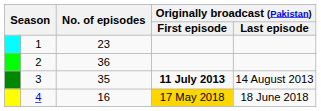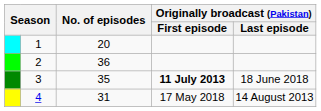(104, 44) 23 -> (104, 44) 20
(274, 79) 14 August 2013 -> (274, 79) 18 June 2018
(104, 97) 16 -> (104, 97) 31
(192, 97) gold background -> (192, 97) no background
(274, 97) 18 June 2018 -> (274, 97) 14 August 2013
